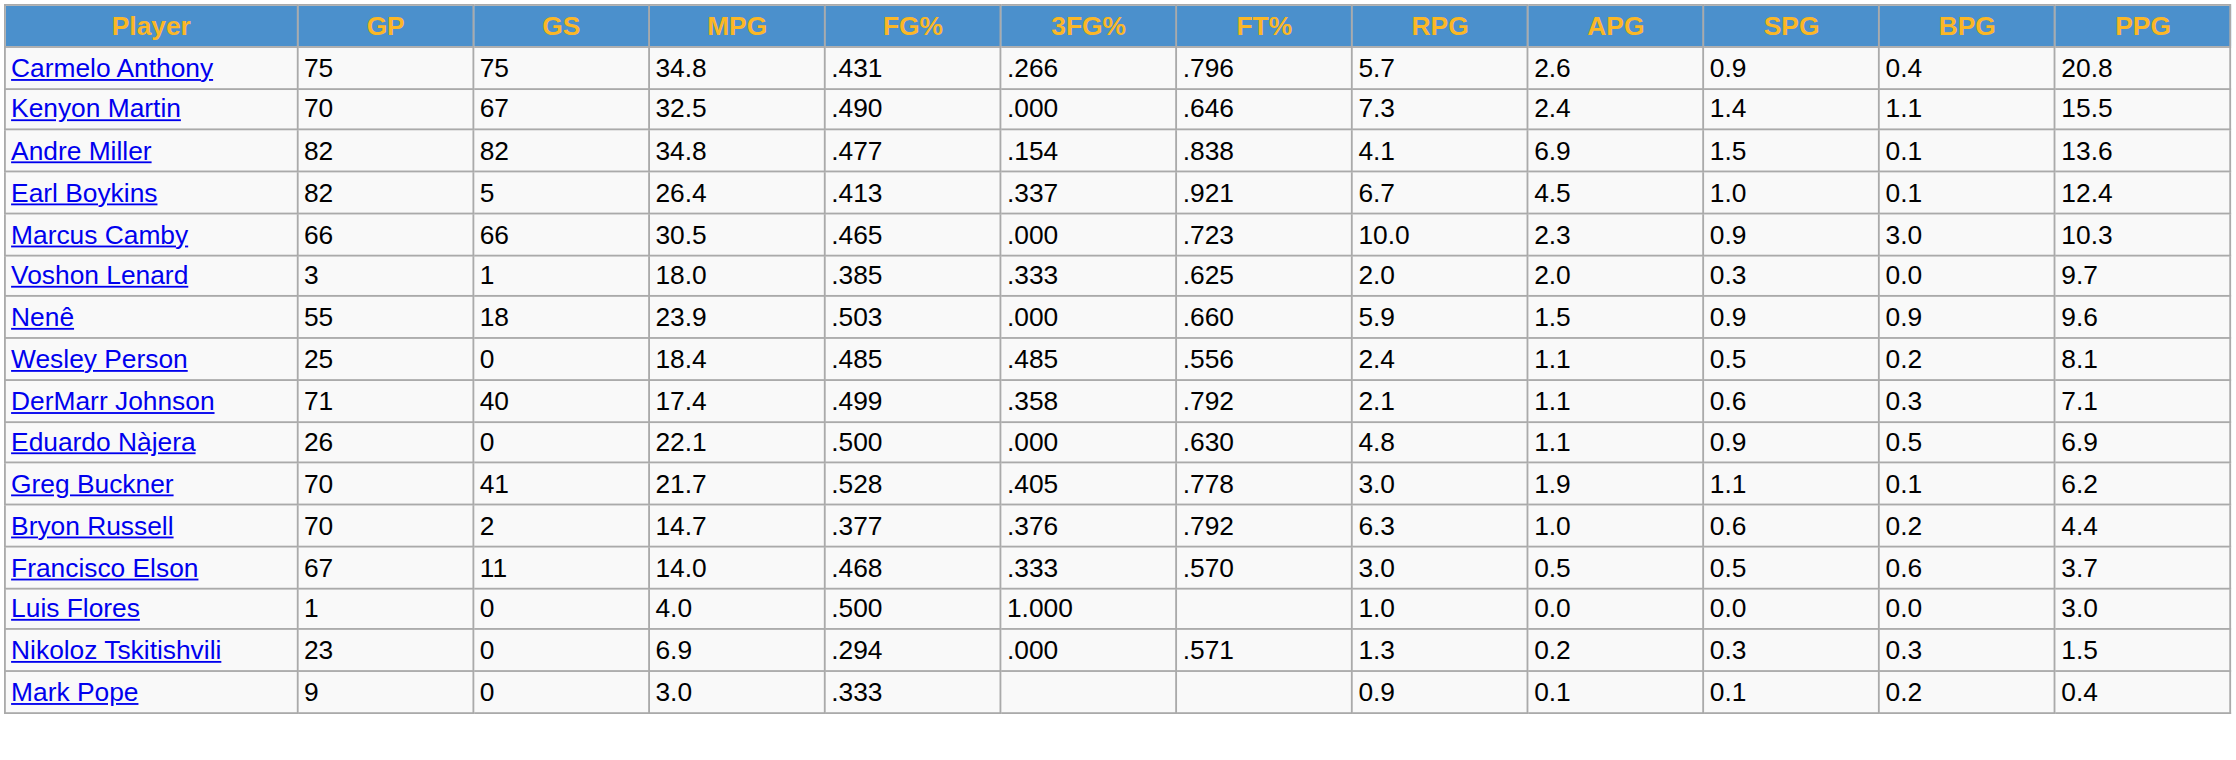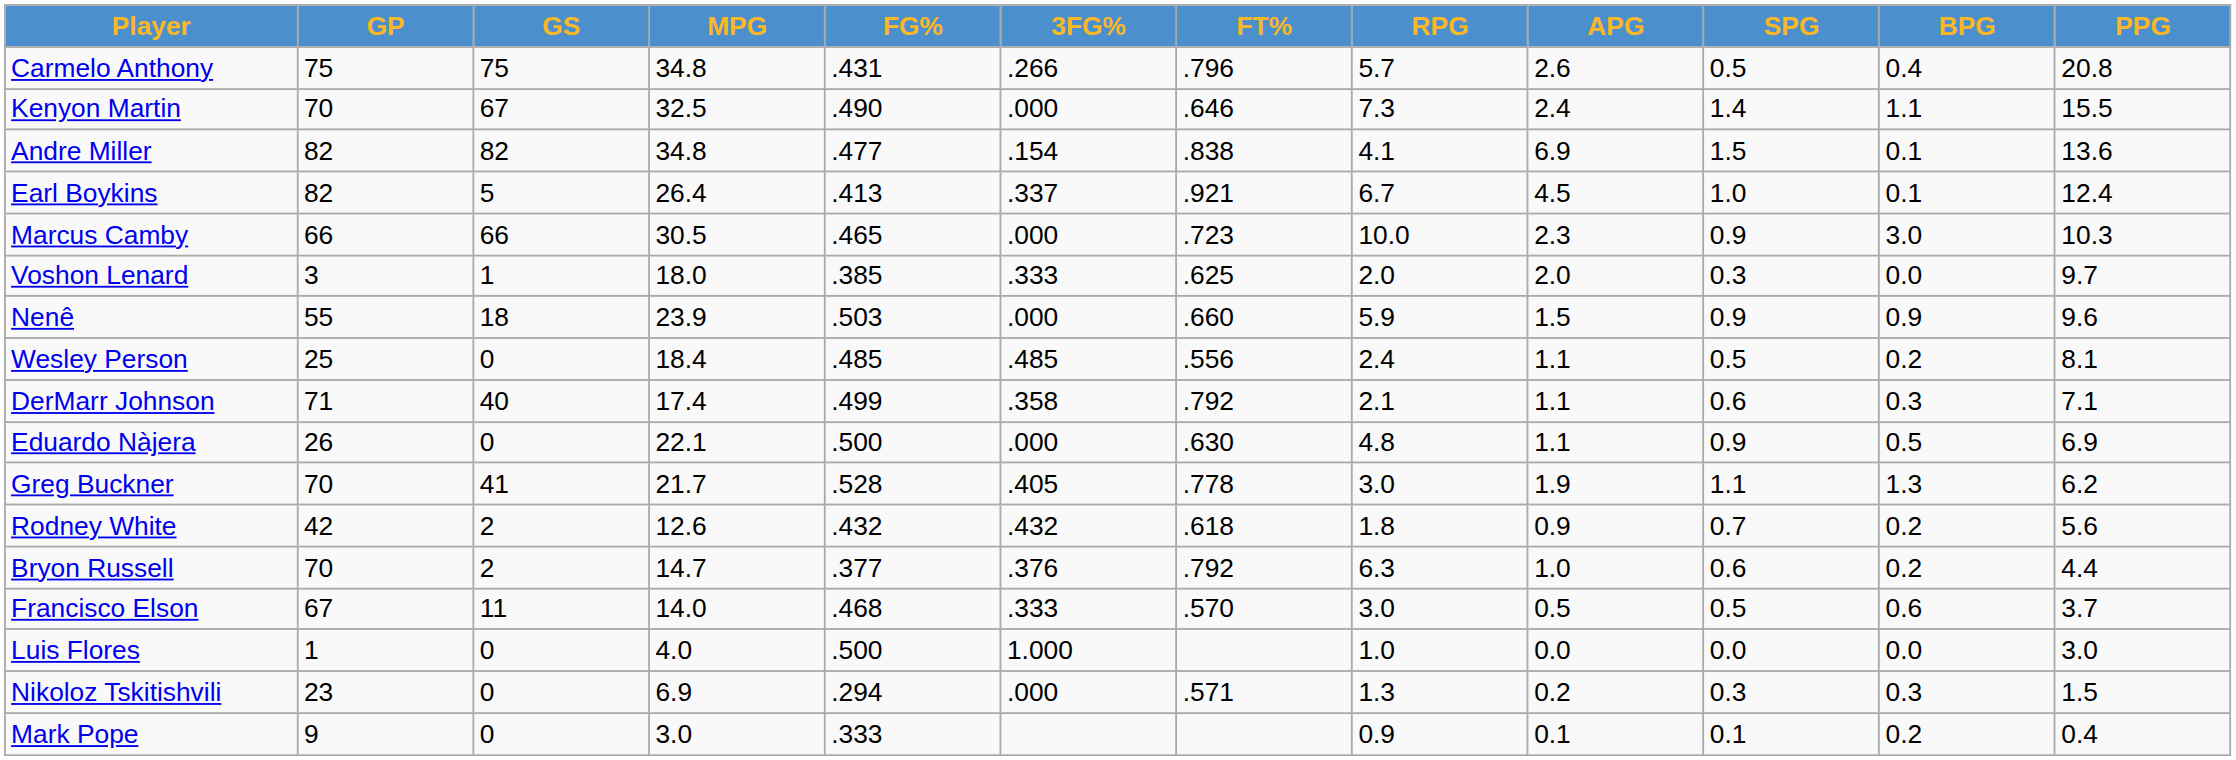(1728, 68) 0.9 -> (1728, 68) 0.5
(1904, 484) 0.1 -> (1904, 484) 1.3
+ row: (94, 526)
